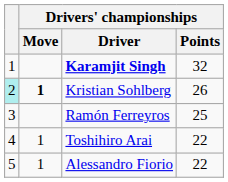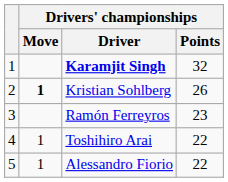(12, 90) paleturquoise background -> (12, 90) no background
(200, 115) 25 -> (200, 115) 23
